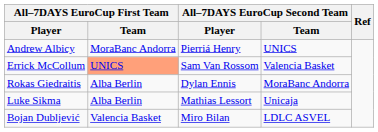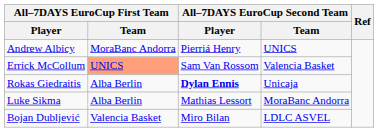(208, 83) normal -> (210, 83) bold
(306, 83) MoraBanc Andorra -> (281, 83) Unicaja
(281, 100) Unicaja -> (306, 100) MoraBanc Andorra
